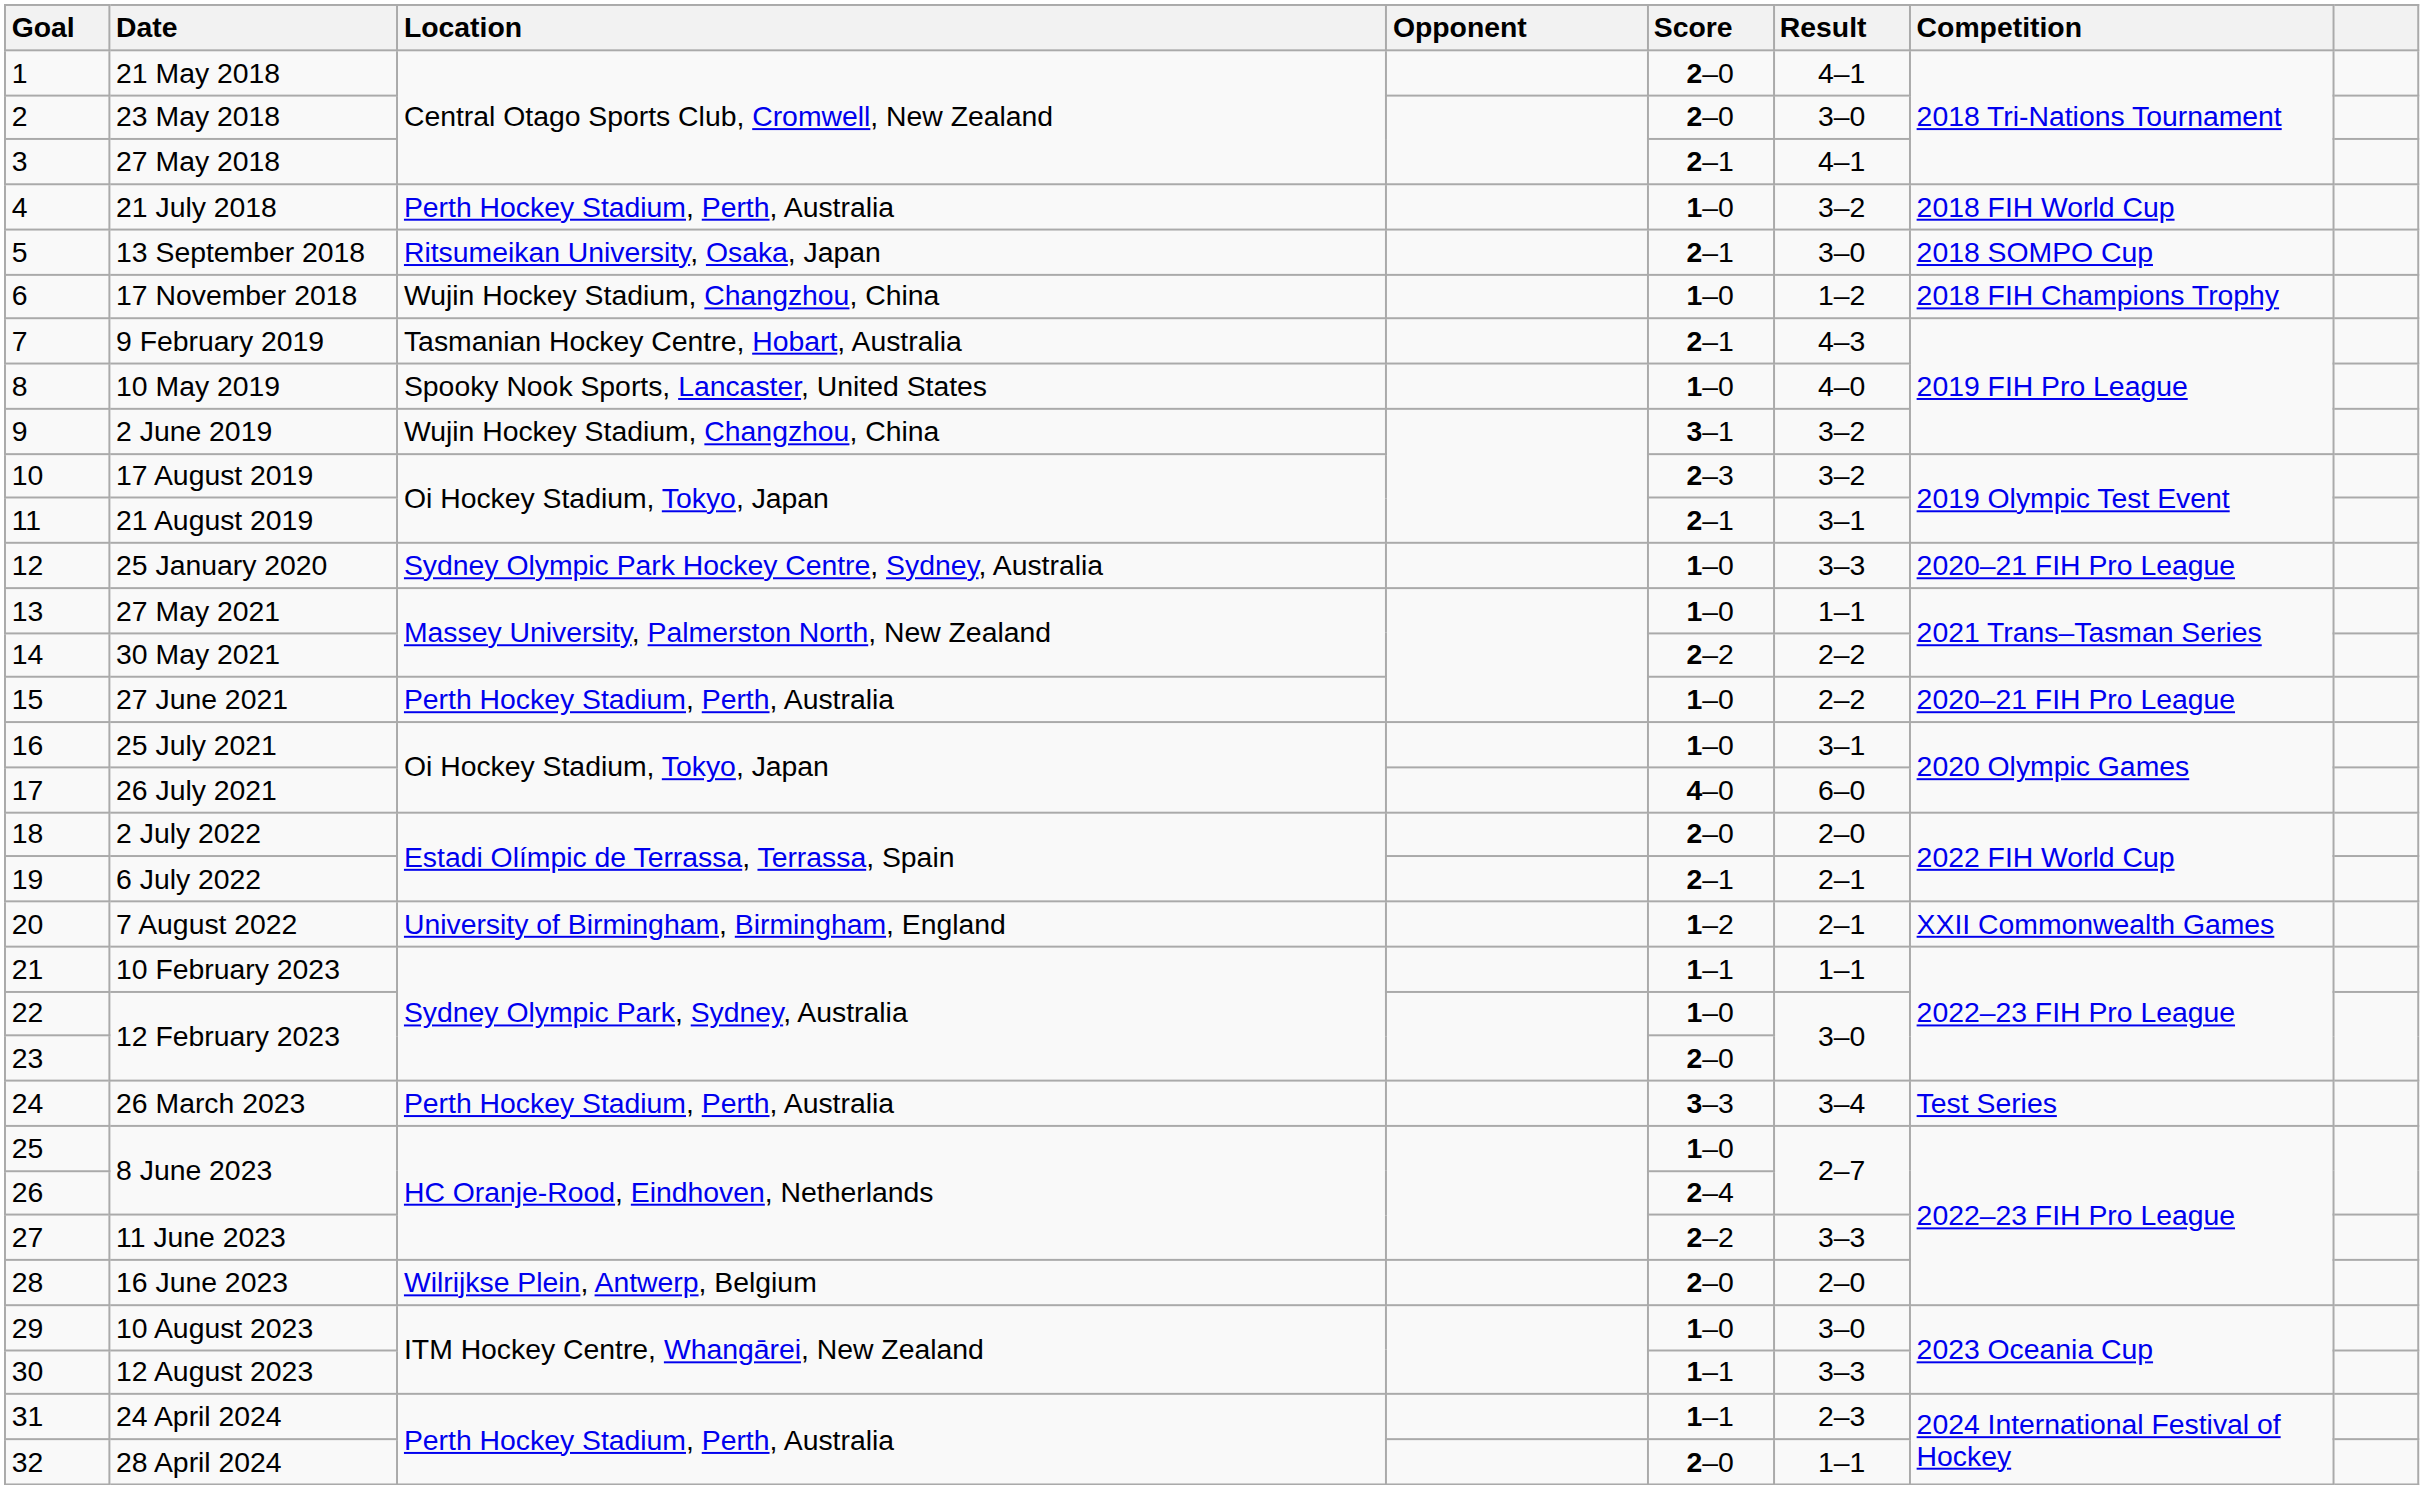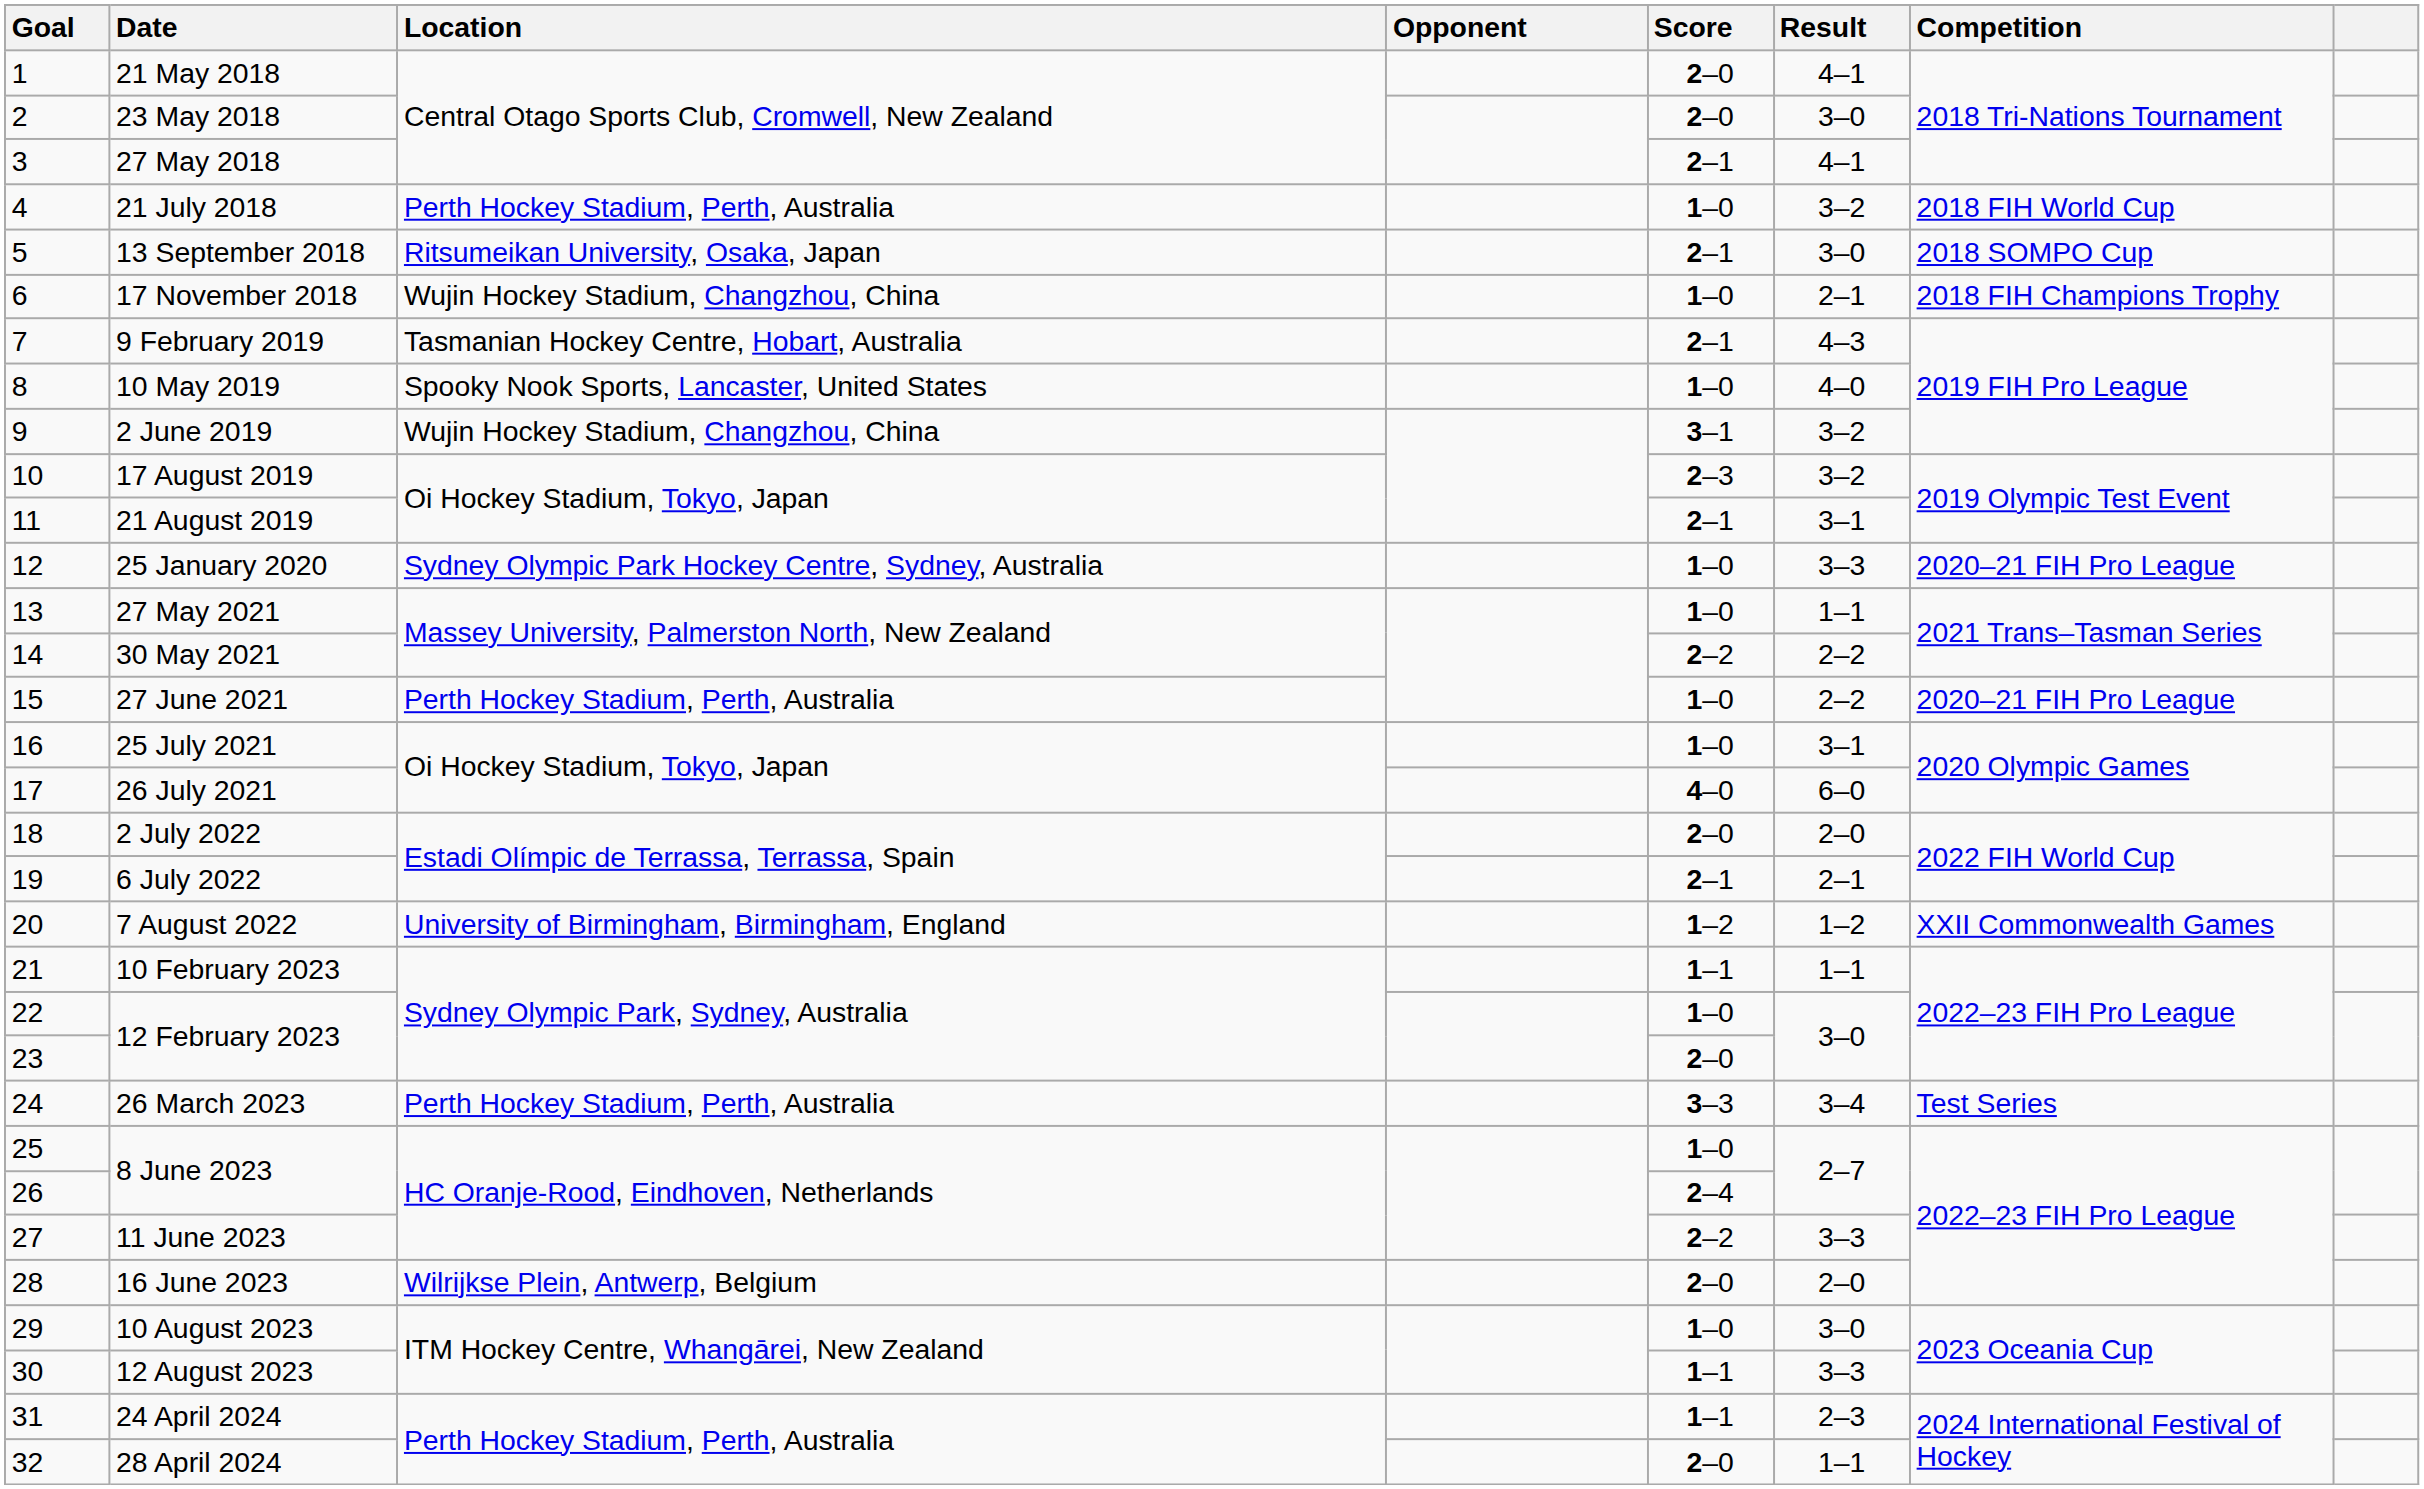(1842, 297) 1–2 -> (1842, 297) 2–1
(1842, 924) 2–1 -> (1842, 924) 1–2
